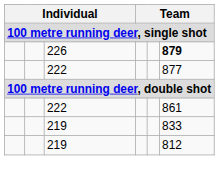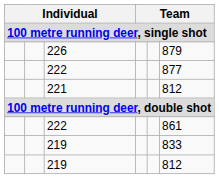(172, 51) bold -> (172, 51) normal
+ row: (14, 89)
